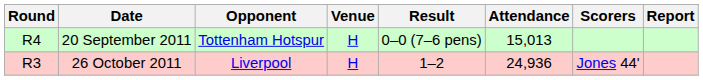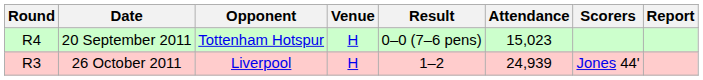(529, 39) 15,013 -> (529, 39) 15,023
(529, 63) 24,936 -> (529, 63) 24,939
